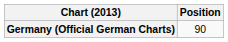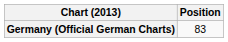(200, 29) 90 -> (200, 29) 83
